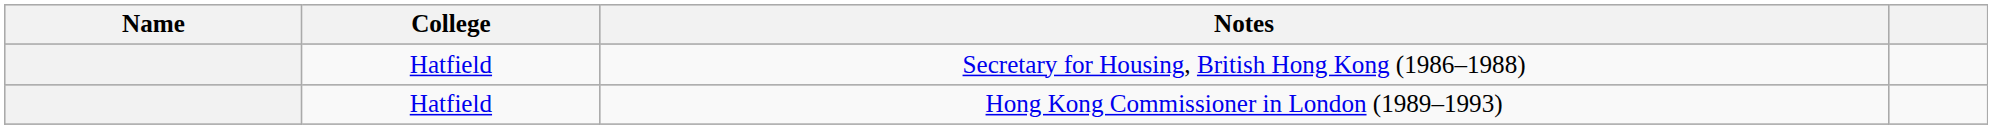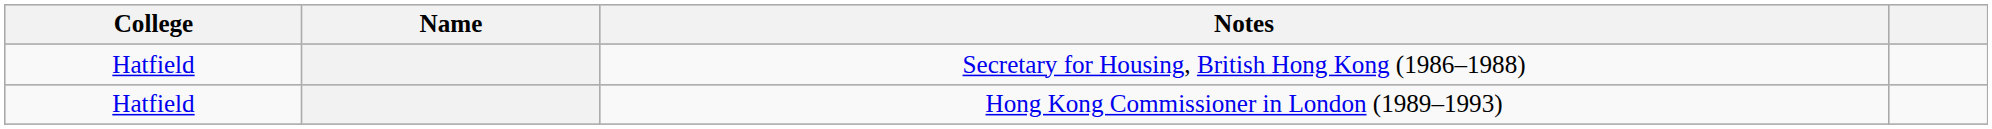columns swapped: (153, 24) <-> (451, 24)
